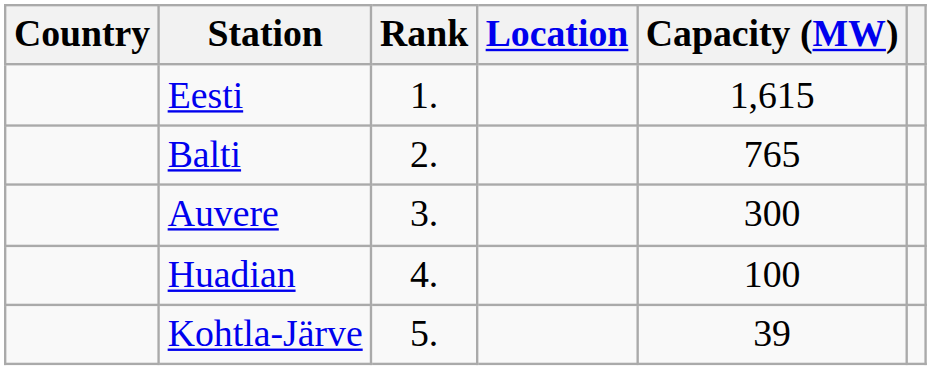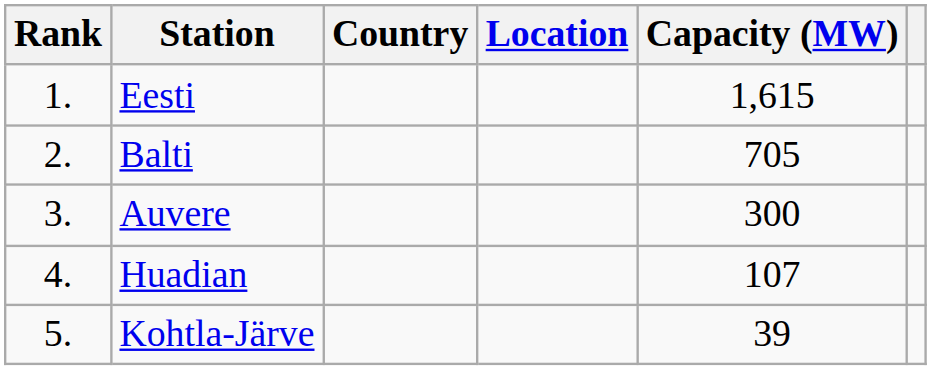columns swapped: (424, 34) <-> (82, 34)
(772, 154) 765 -> (772, 154) 705
(772, 273) 100 -> (772, 273) 107
